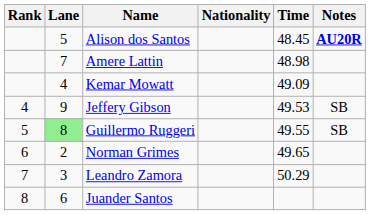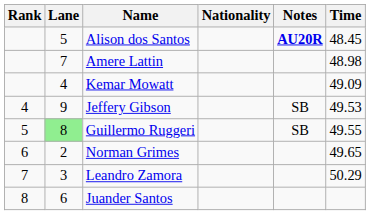columns swapped: (293, 15) <-> (339, 15)
